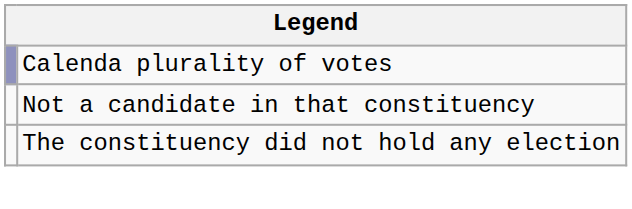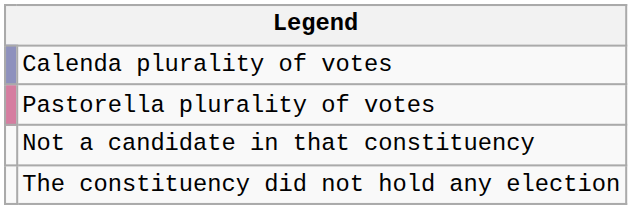+ row: (229, 105)
